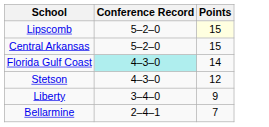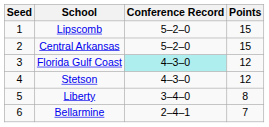+ column: (19, 12)
(215, 29) lightyellow background -> (245, 29) no background
(215, 63) 14 -> (245, 63) 12
(215, 96) 9 -> (245, 96) 8
